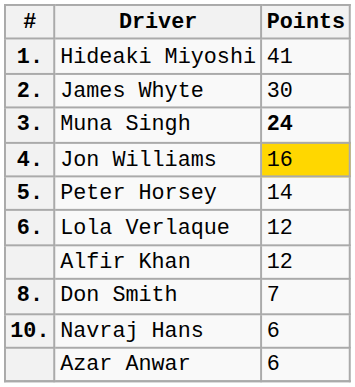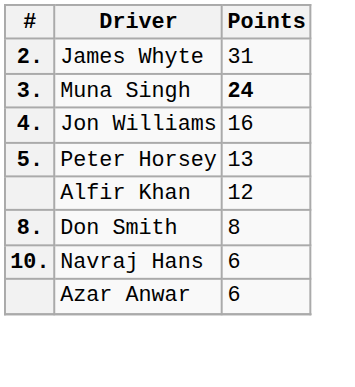- row: (158, 56)
(280, 91) 30 -> (241, 56) 31
(280, 159) gold background -> (241, 125) no background
(280, 194) 14 -> (241, 159) 13
- row: (145, 228)
(273, 296) 7 -> (234, 228) 8
